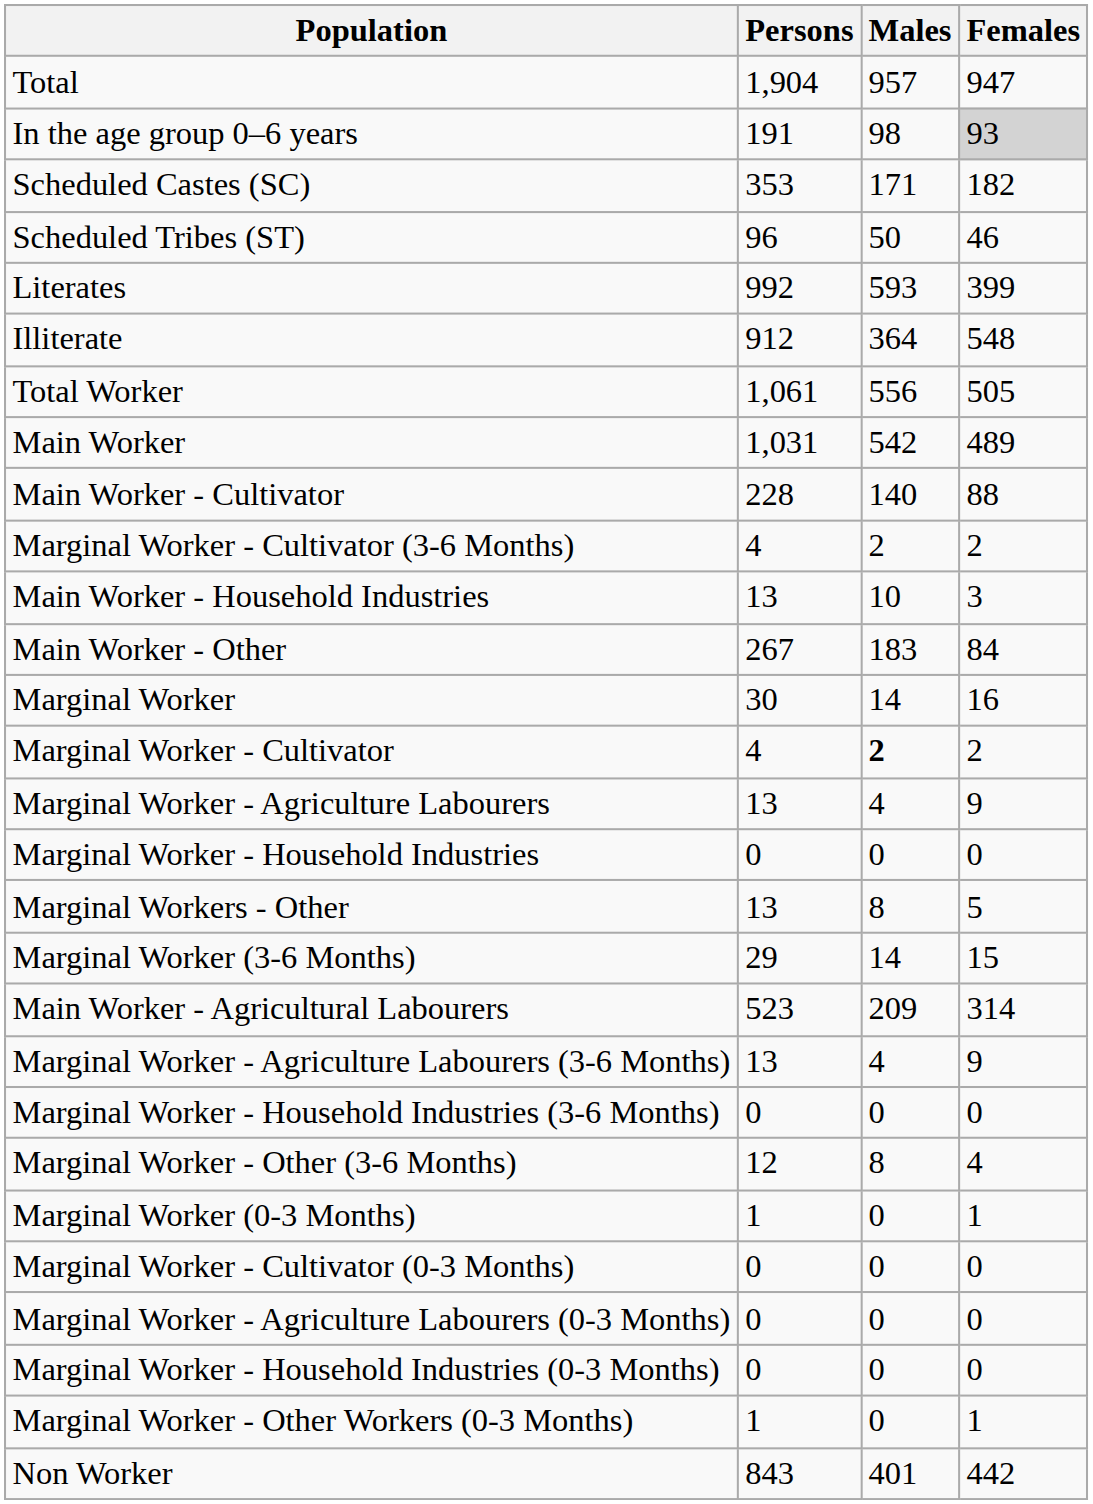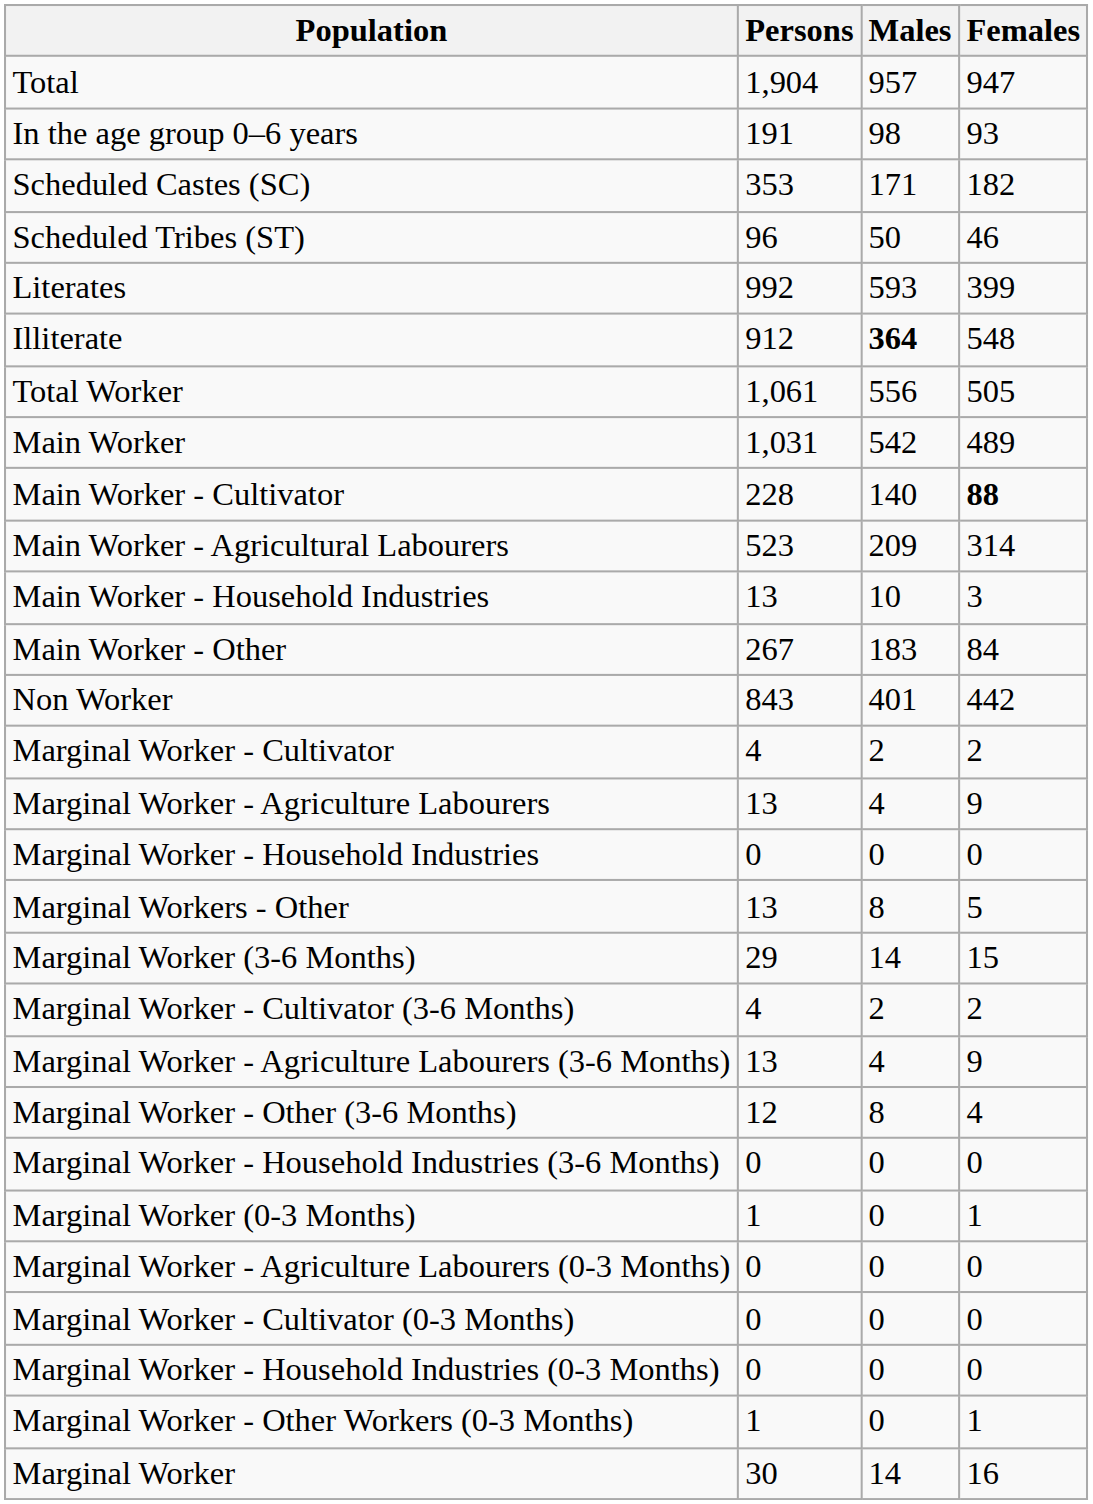(983, 133) lightgrey background -> (983, 133) no background
(893, 339) normal -> (893, 339) bold
(983, 493) normal -> (983, 493) bold
rows swapped: (261, 1008) <-> (293, 545)
rows swapped: (124, 699) <-> (93, 1472)
(877, 751) bold -> (877, 751) normal
rows swapped: (366, 1111) <-> (265, 1163)
rows swapped: (293, 1266) <-> (371, 1318)
